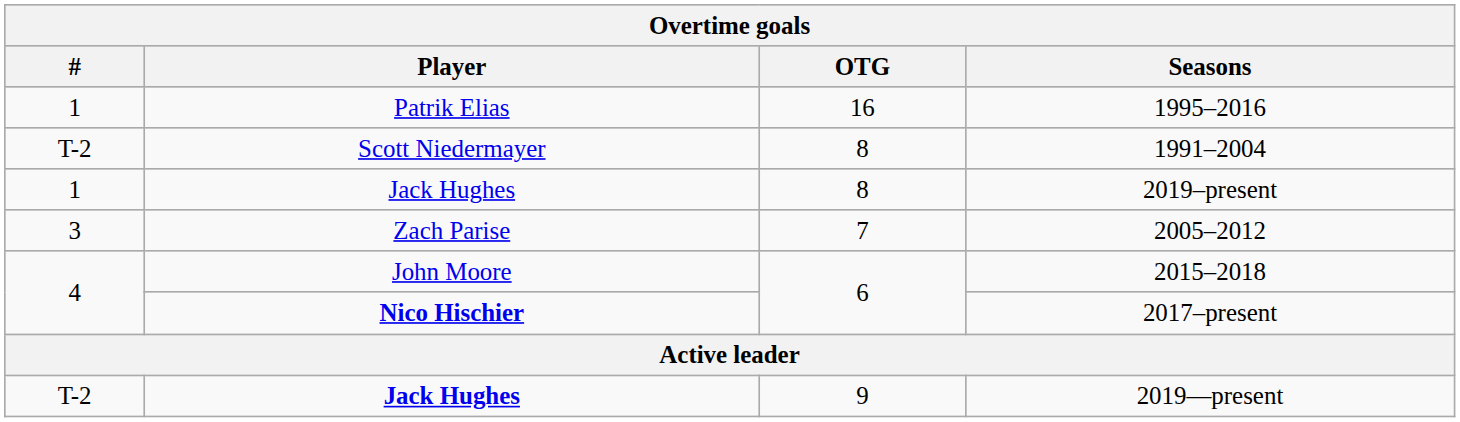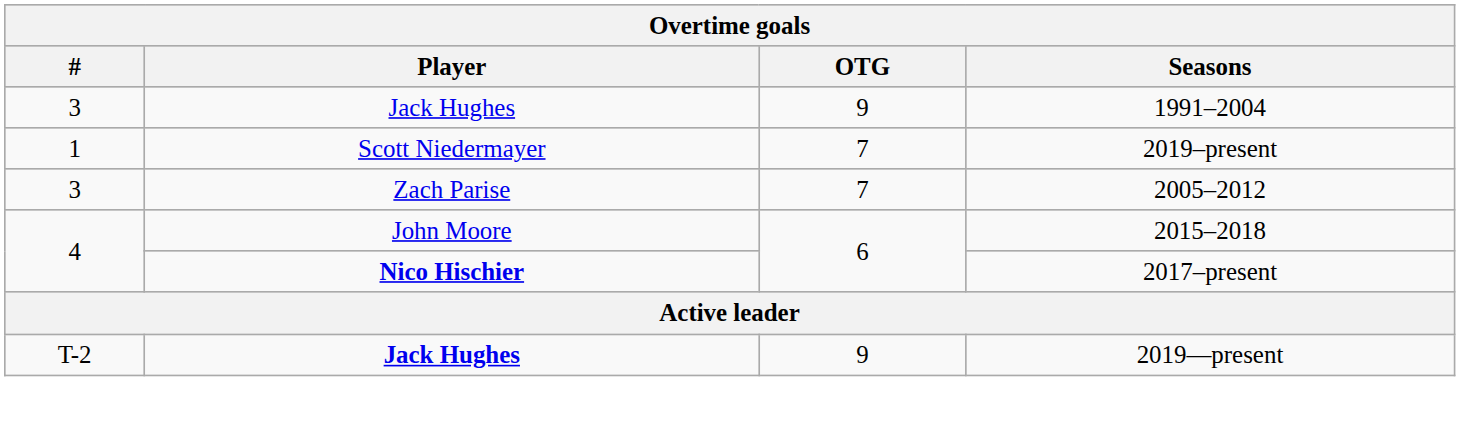- row: (1210, 107)
(75, 148) T-2 -> (75, 107) 3
(452, 148) Scott Niedermayer -> (452, 107) Jack Hughes
(862, 148) 8 -> (862, 107) 9
(452, 189) Jack Hughes -> (452, 148) Scott Niedermayer
(862, 189) 8 -> (862, 148) 7
